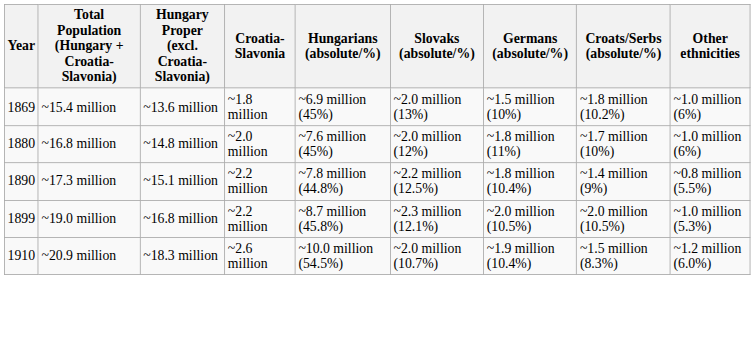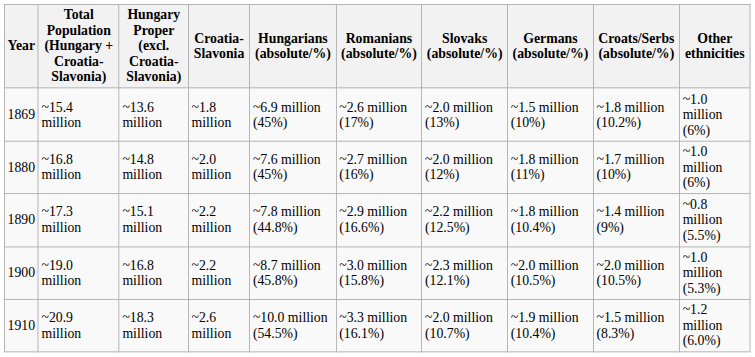+ column: (379, 46)
(21, 218) 1899 -> (21, 272) 1900
